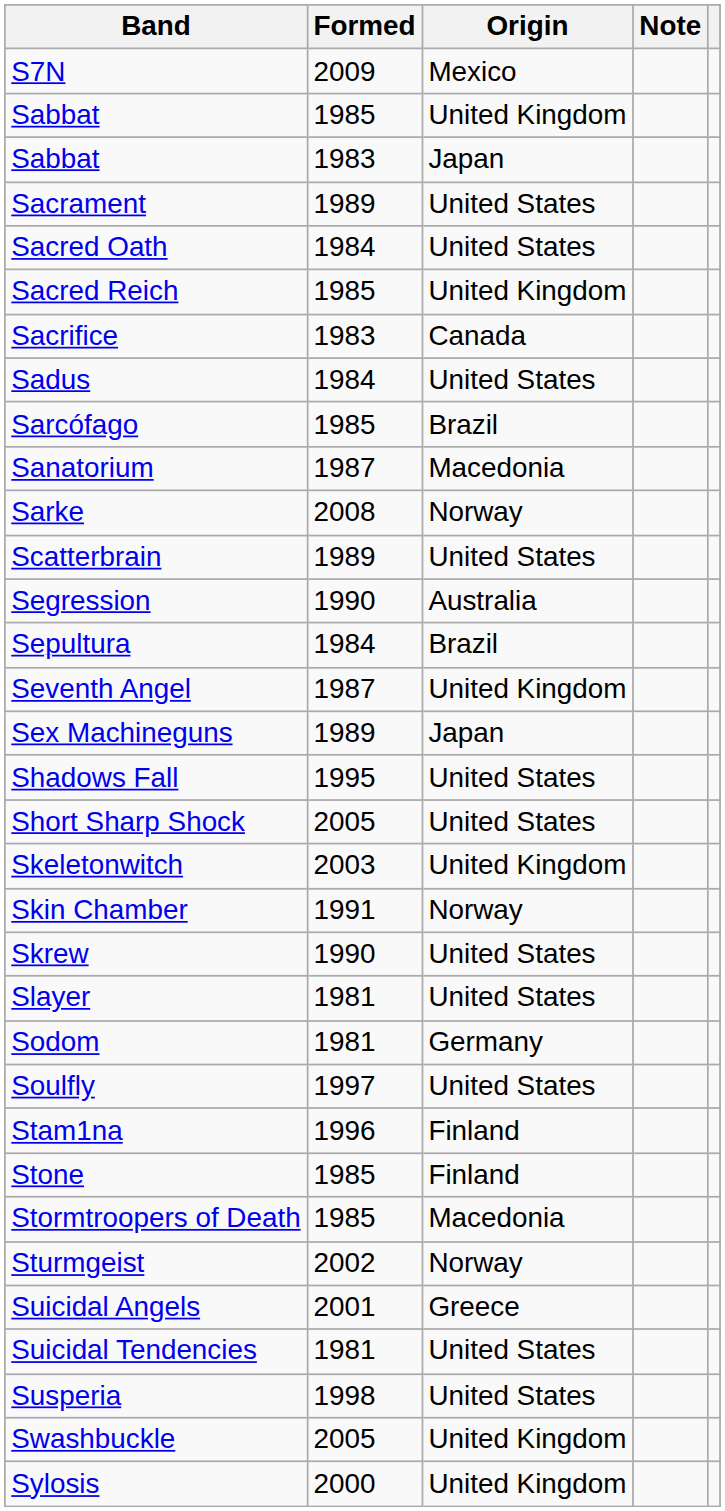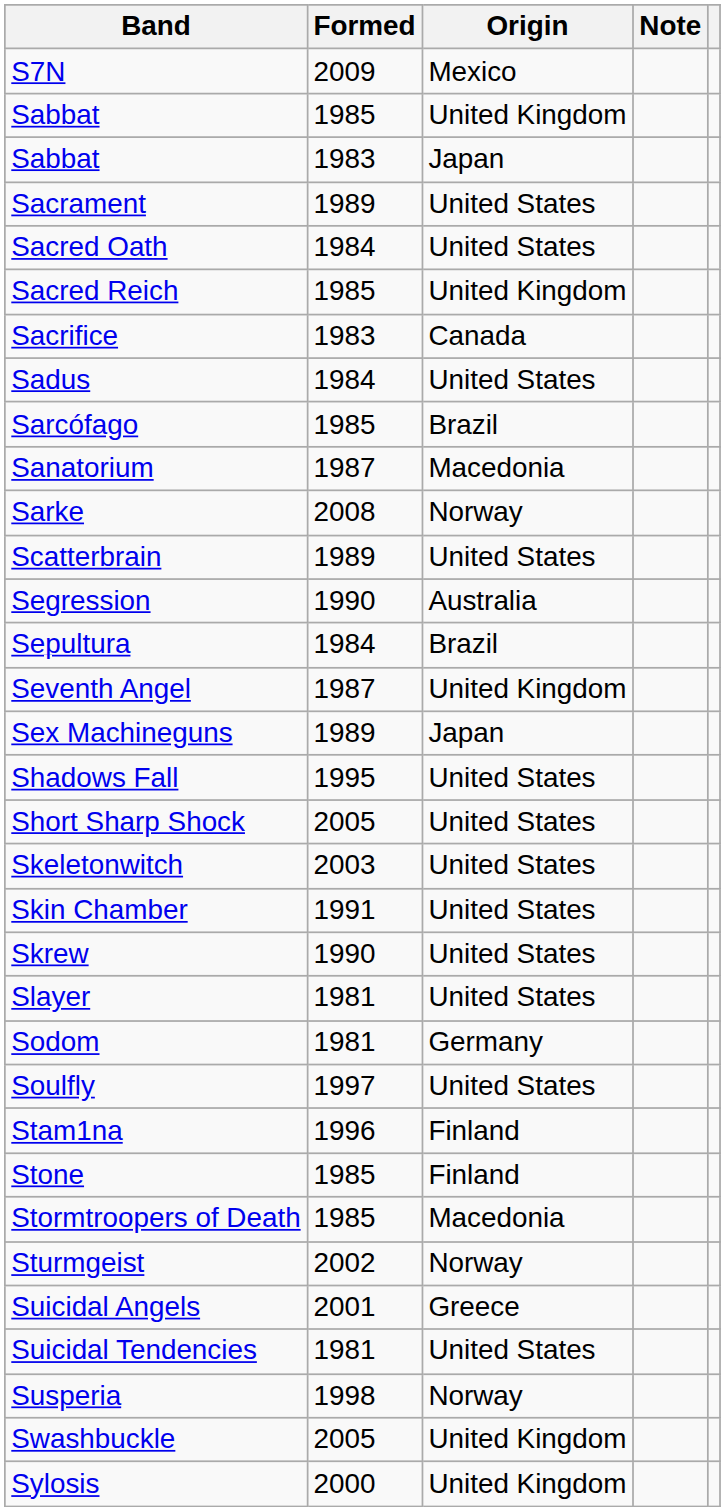(527, 865) United Kingdom -> (512, 865) United States
(476, 909) Norway -> (512, 909) United States
(512, 1395) United States -> (476, 1395) Norway
